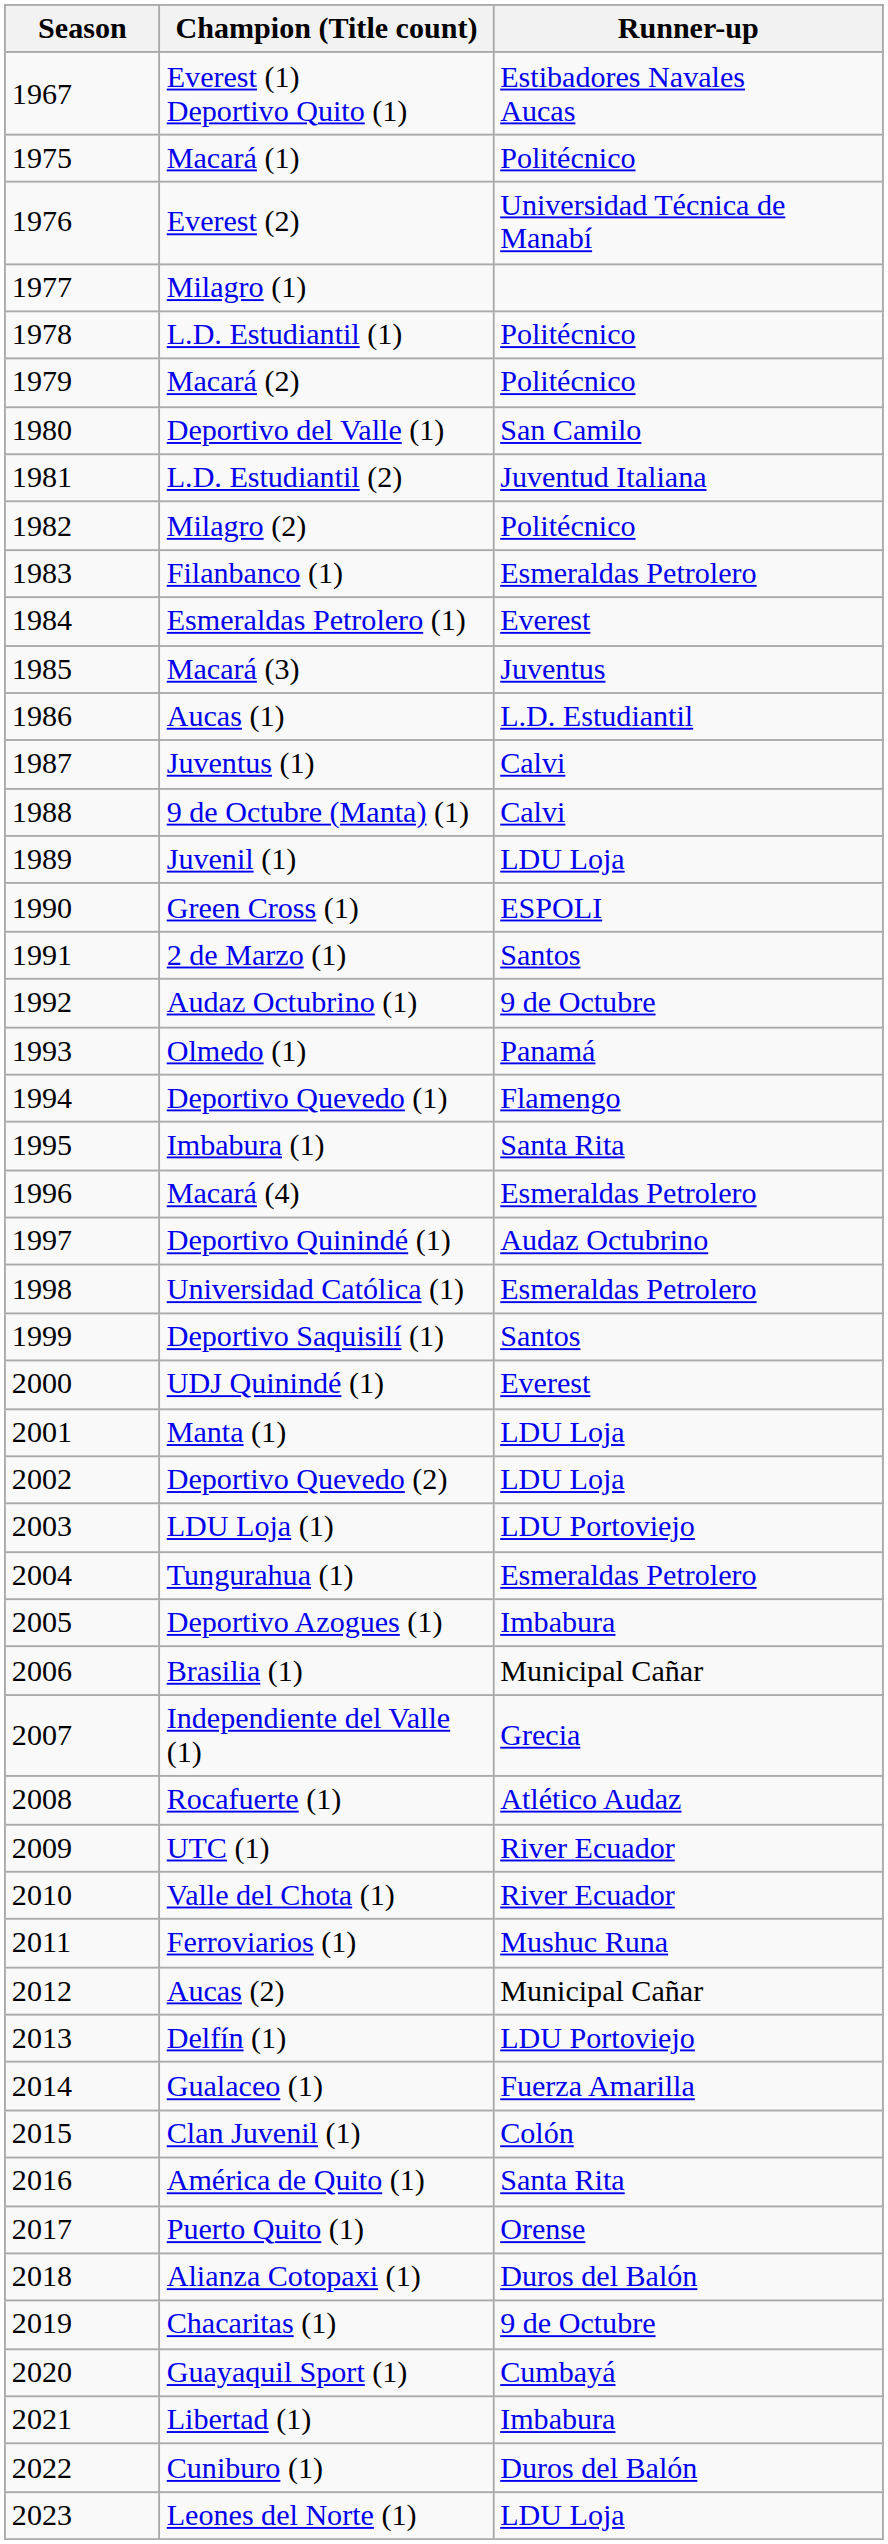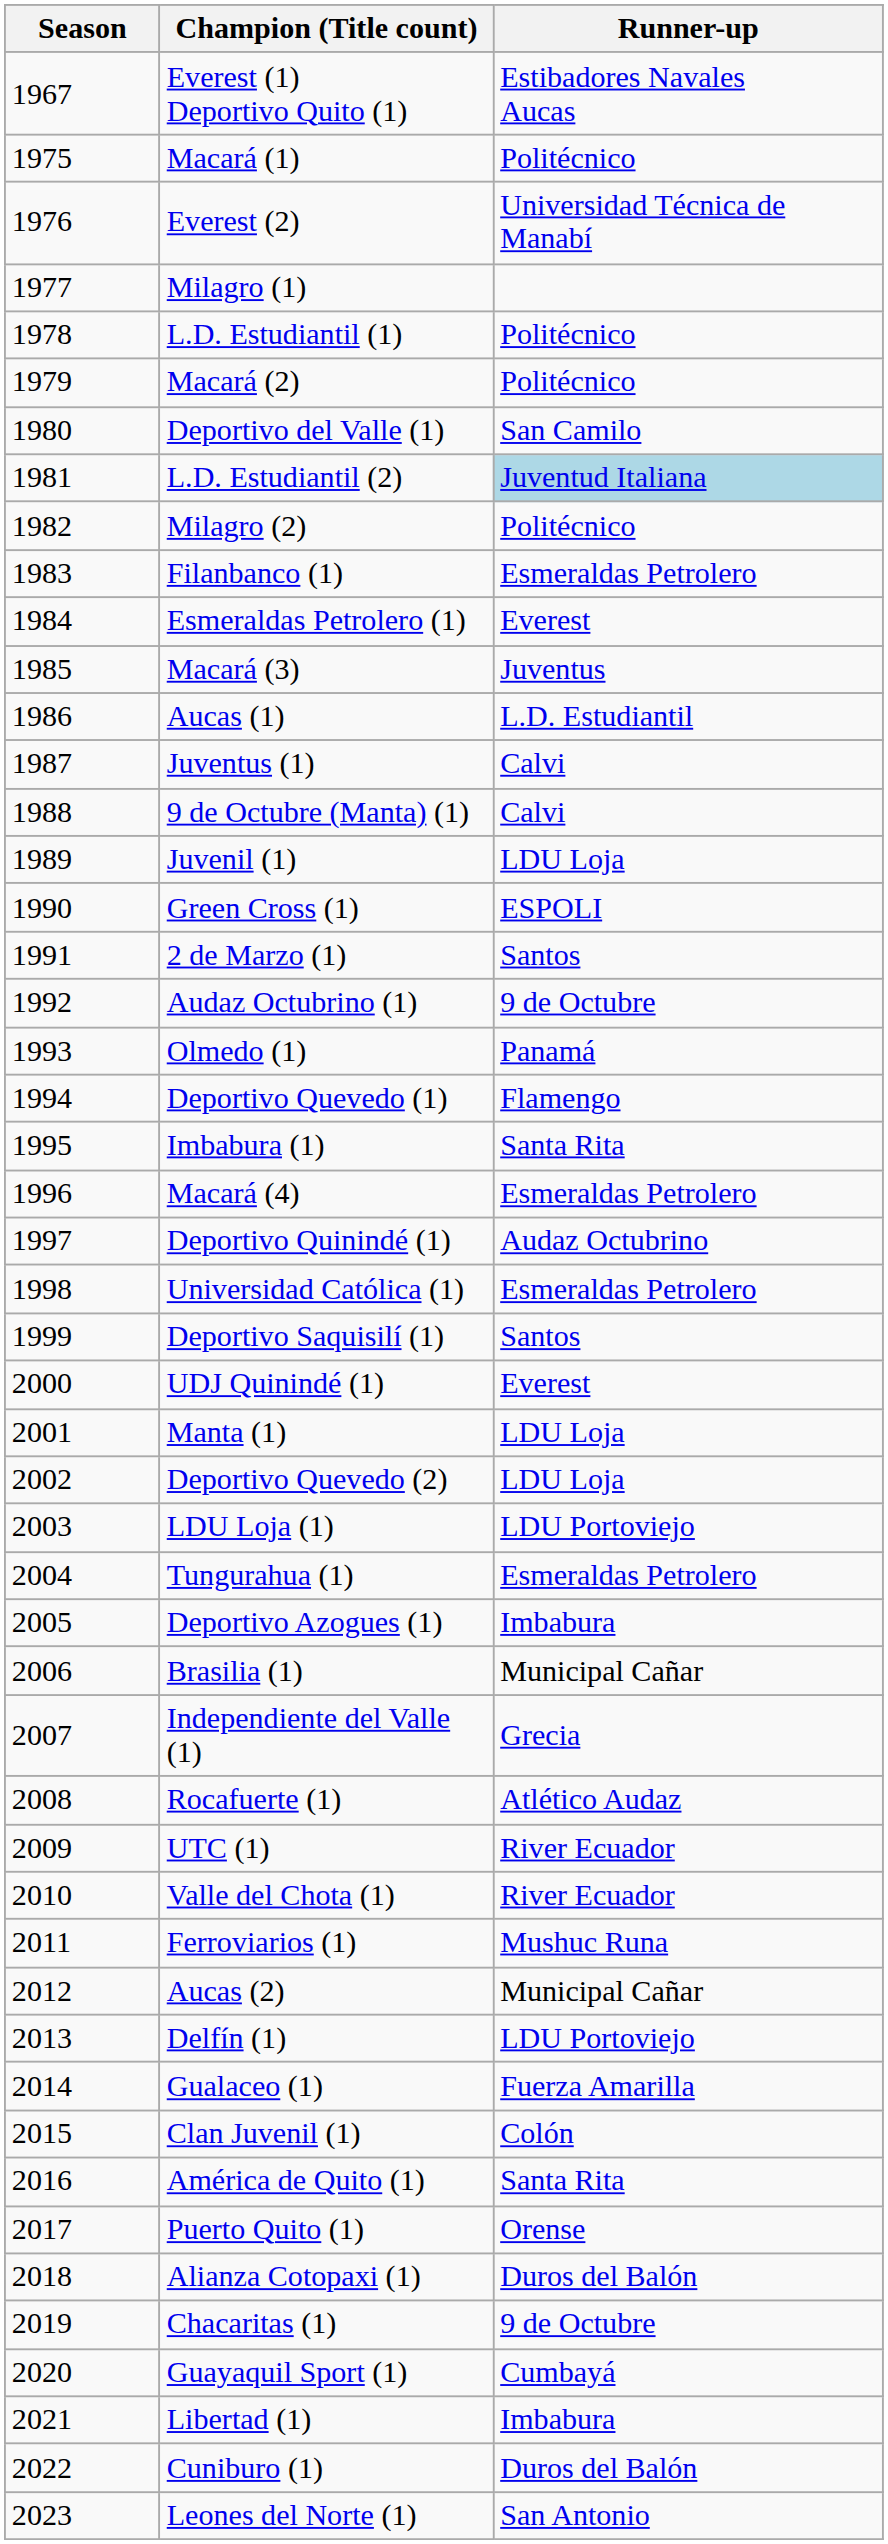(603, 477) no background -> (603, 477) lightblue background
(562, 2515) LDU Loja -> (575, 2515) San Antonio
